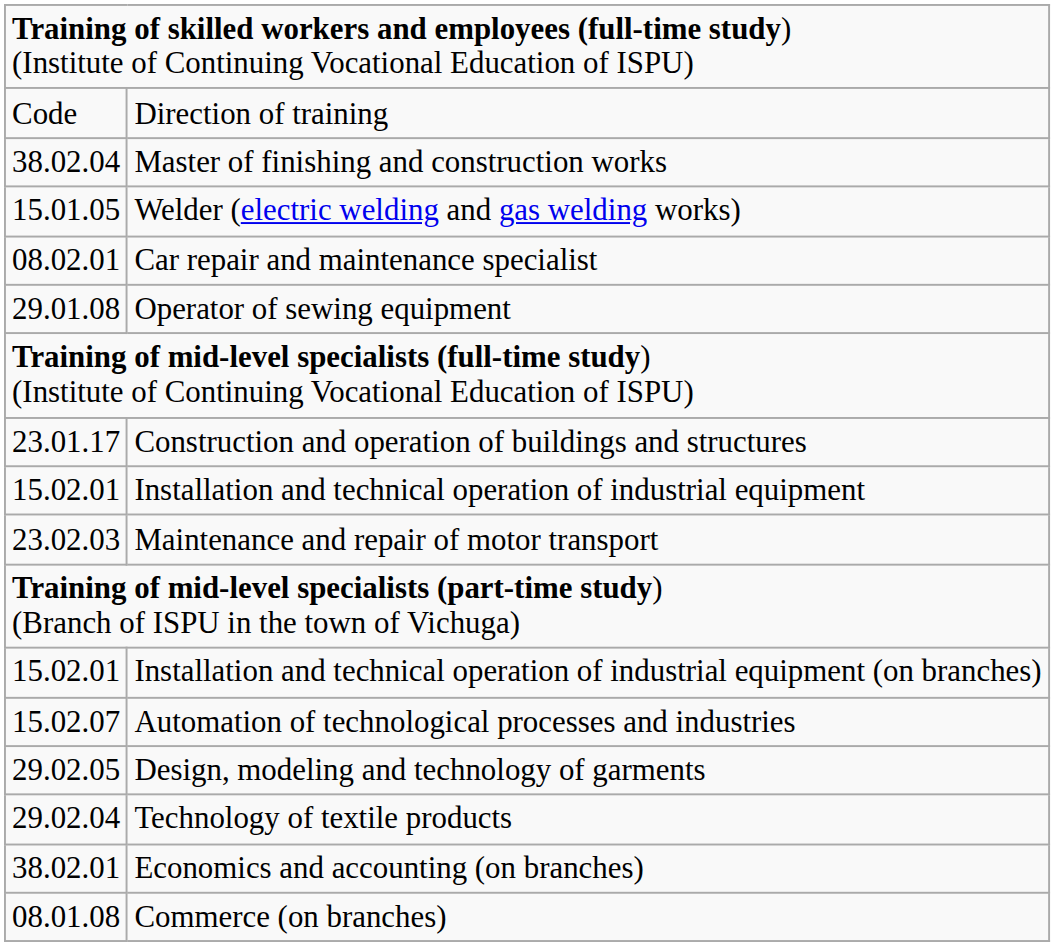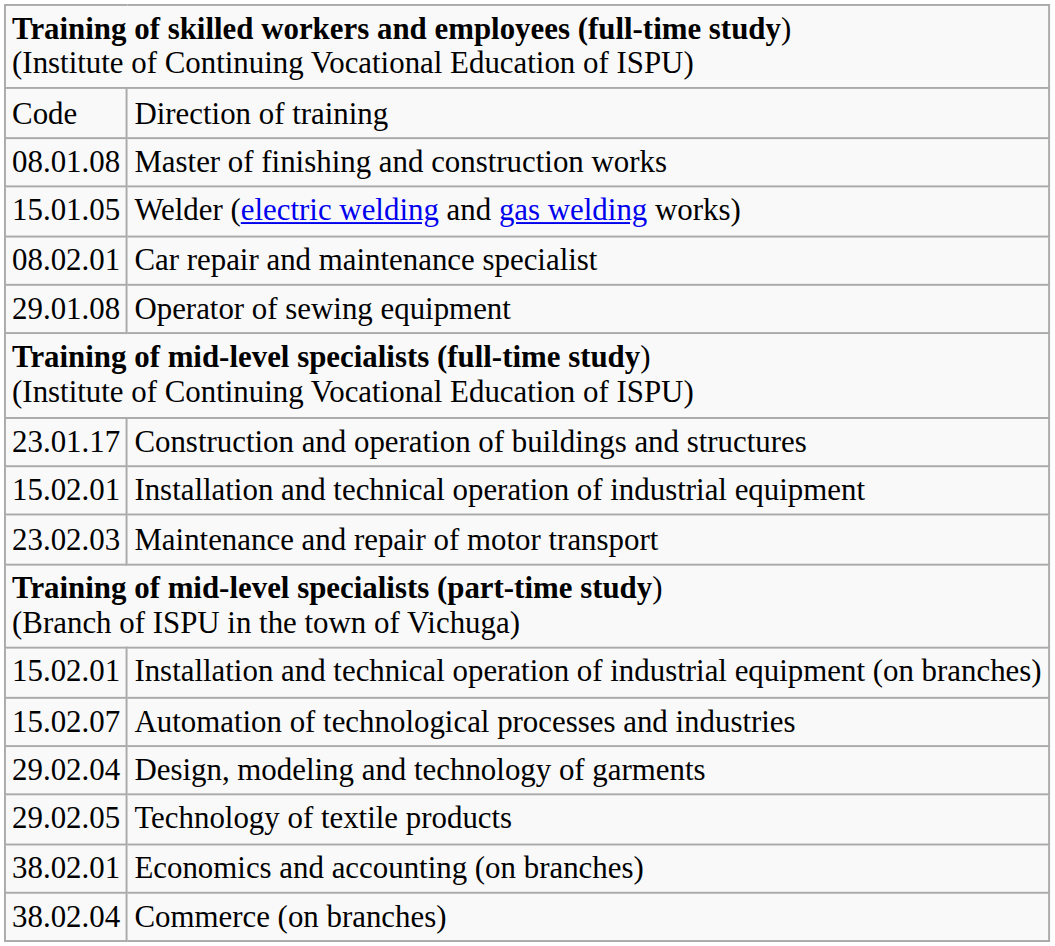(66, 161) 38.02.04 -> (66, 161) 08.01.08
(66, 769) 29.02.05 -> (66, 769) 29.02.04
(66, 818) 29.02.04 -> (66, 818) 29.02.05
(66, 916) 08.01.08 -> (66, 916) 38.02.04
